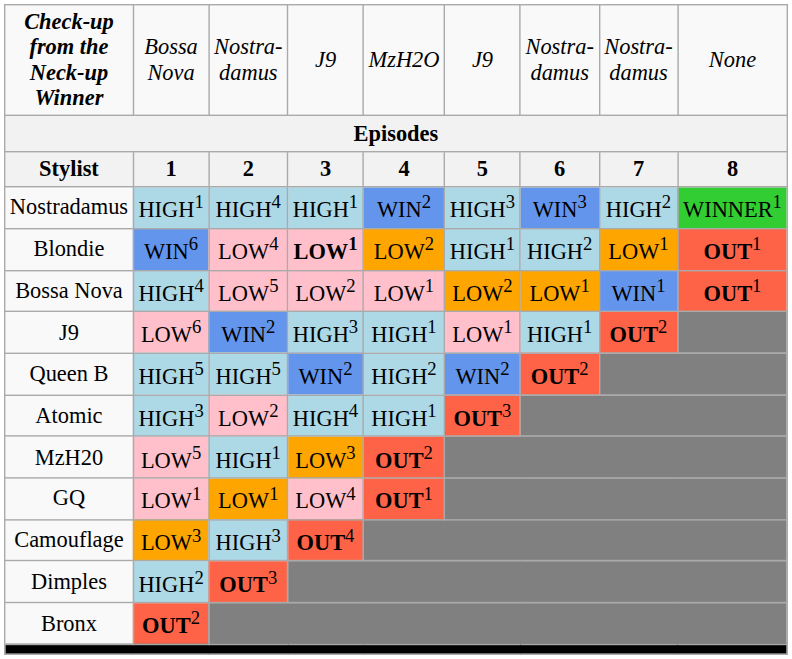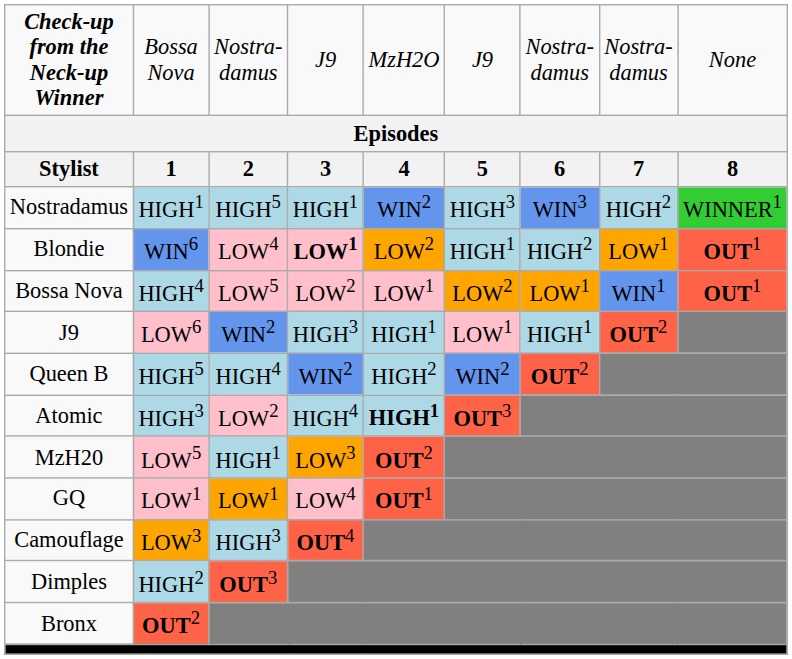(248, 207) HIGH4 -> (248, 207) HIGH5
(248, 373) HIGH5 -> (248, 373) HIGH4
(404, 415) normal -> (404, 415) bold
